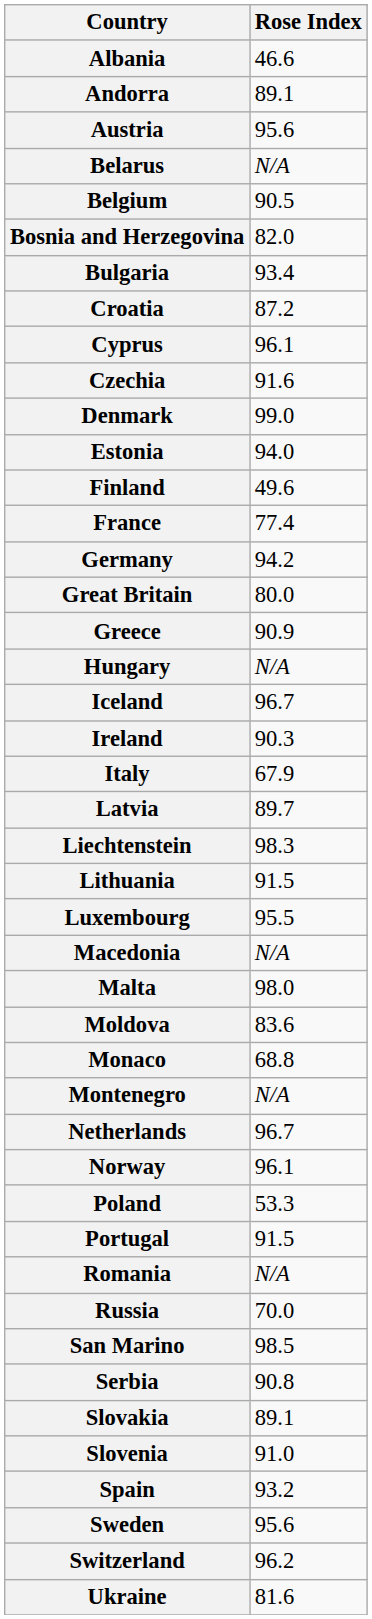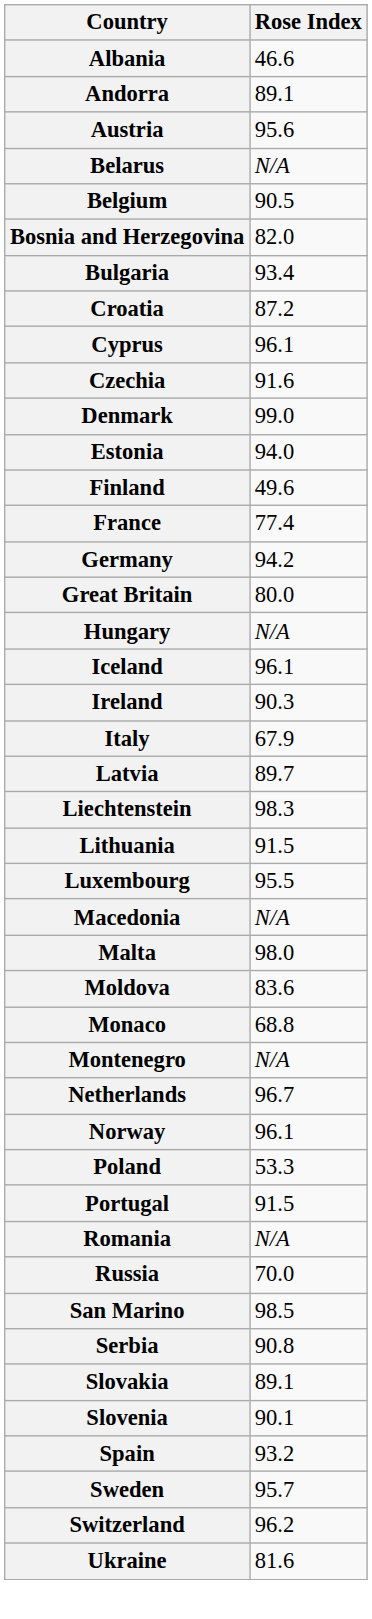- row: (127, 630)
(274, 702) 96.7 -> (274, 666) 96.1
(274, 1453) 91.0 -> (274, 1417) 90.1
(274, 1525) 95.6 -> (274, 1489) 95.7
